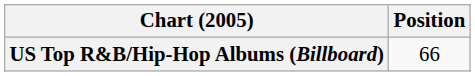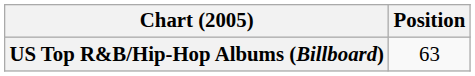(429, 53) 66 -> (429, 53) 63
